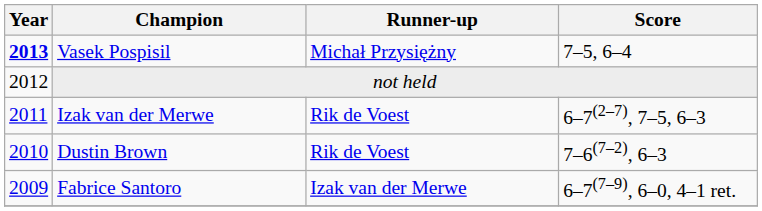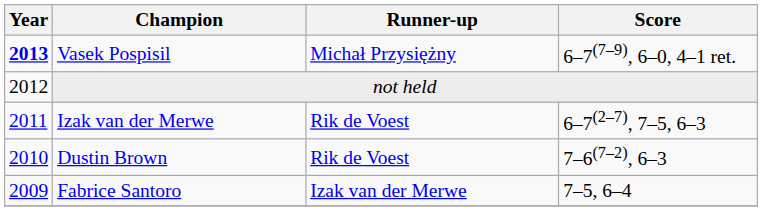(597, 50) 7–5, 6–4 -> (650, 53) 6–7(7–9), 6–0, 4–1 ret.
(650, 187) 6–7(7–9), 6–0, 4–1 ret. -> (597, 190) 7–5, 6–4
